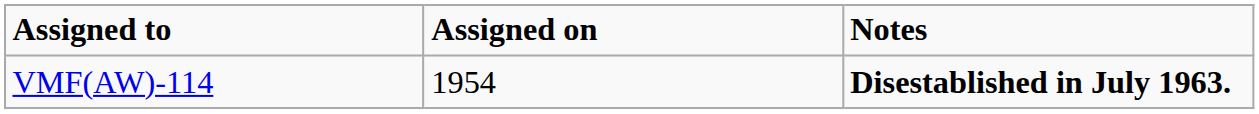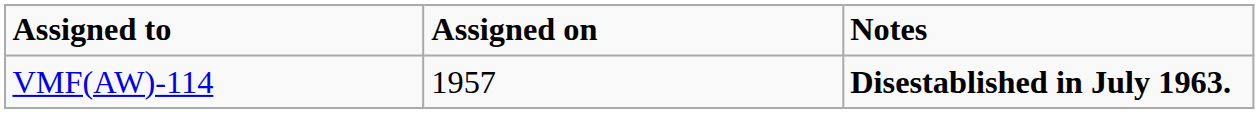(464, 81) 1954 -> (464, 81) 1957
